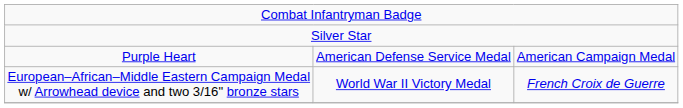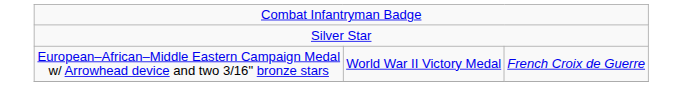- row: (159, 56)
